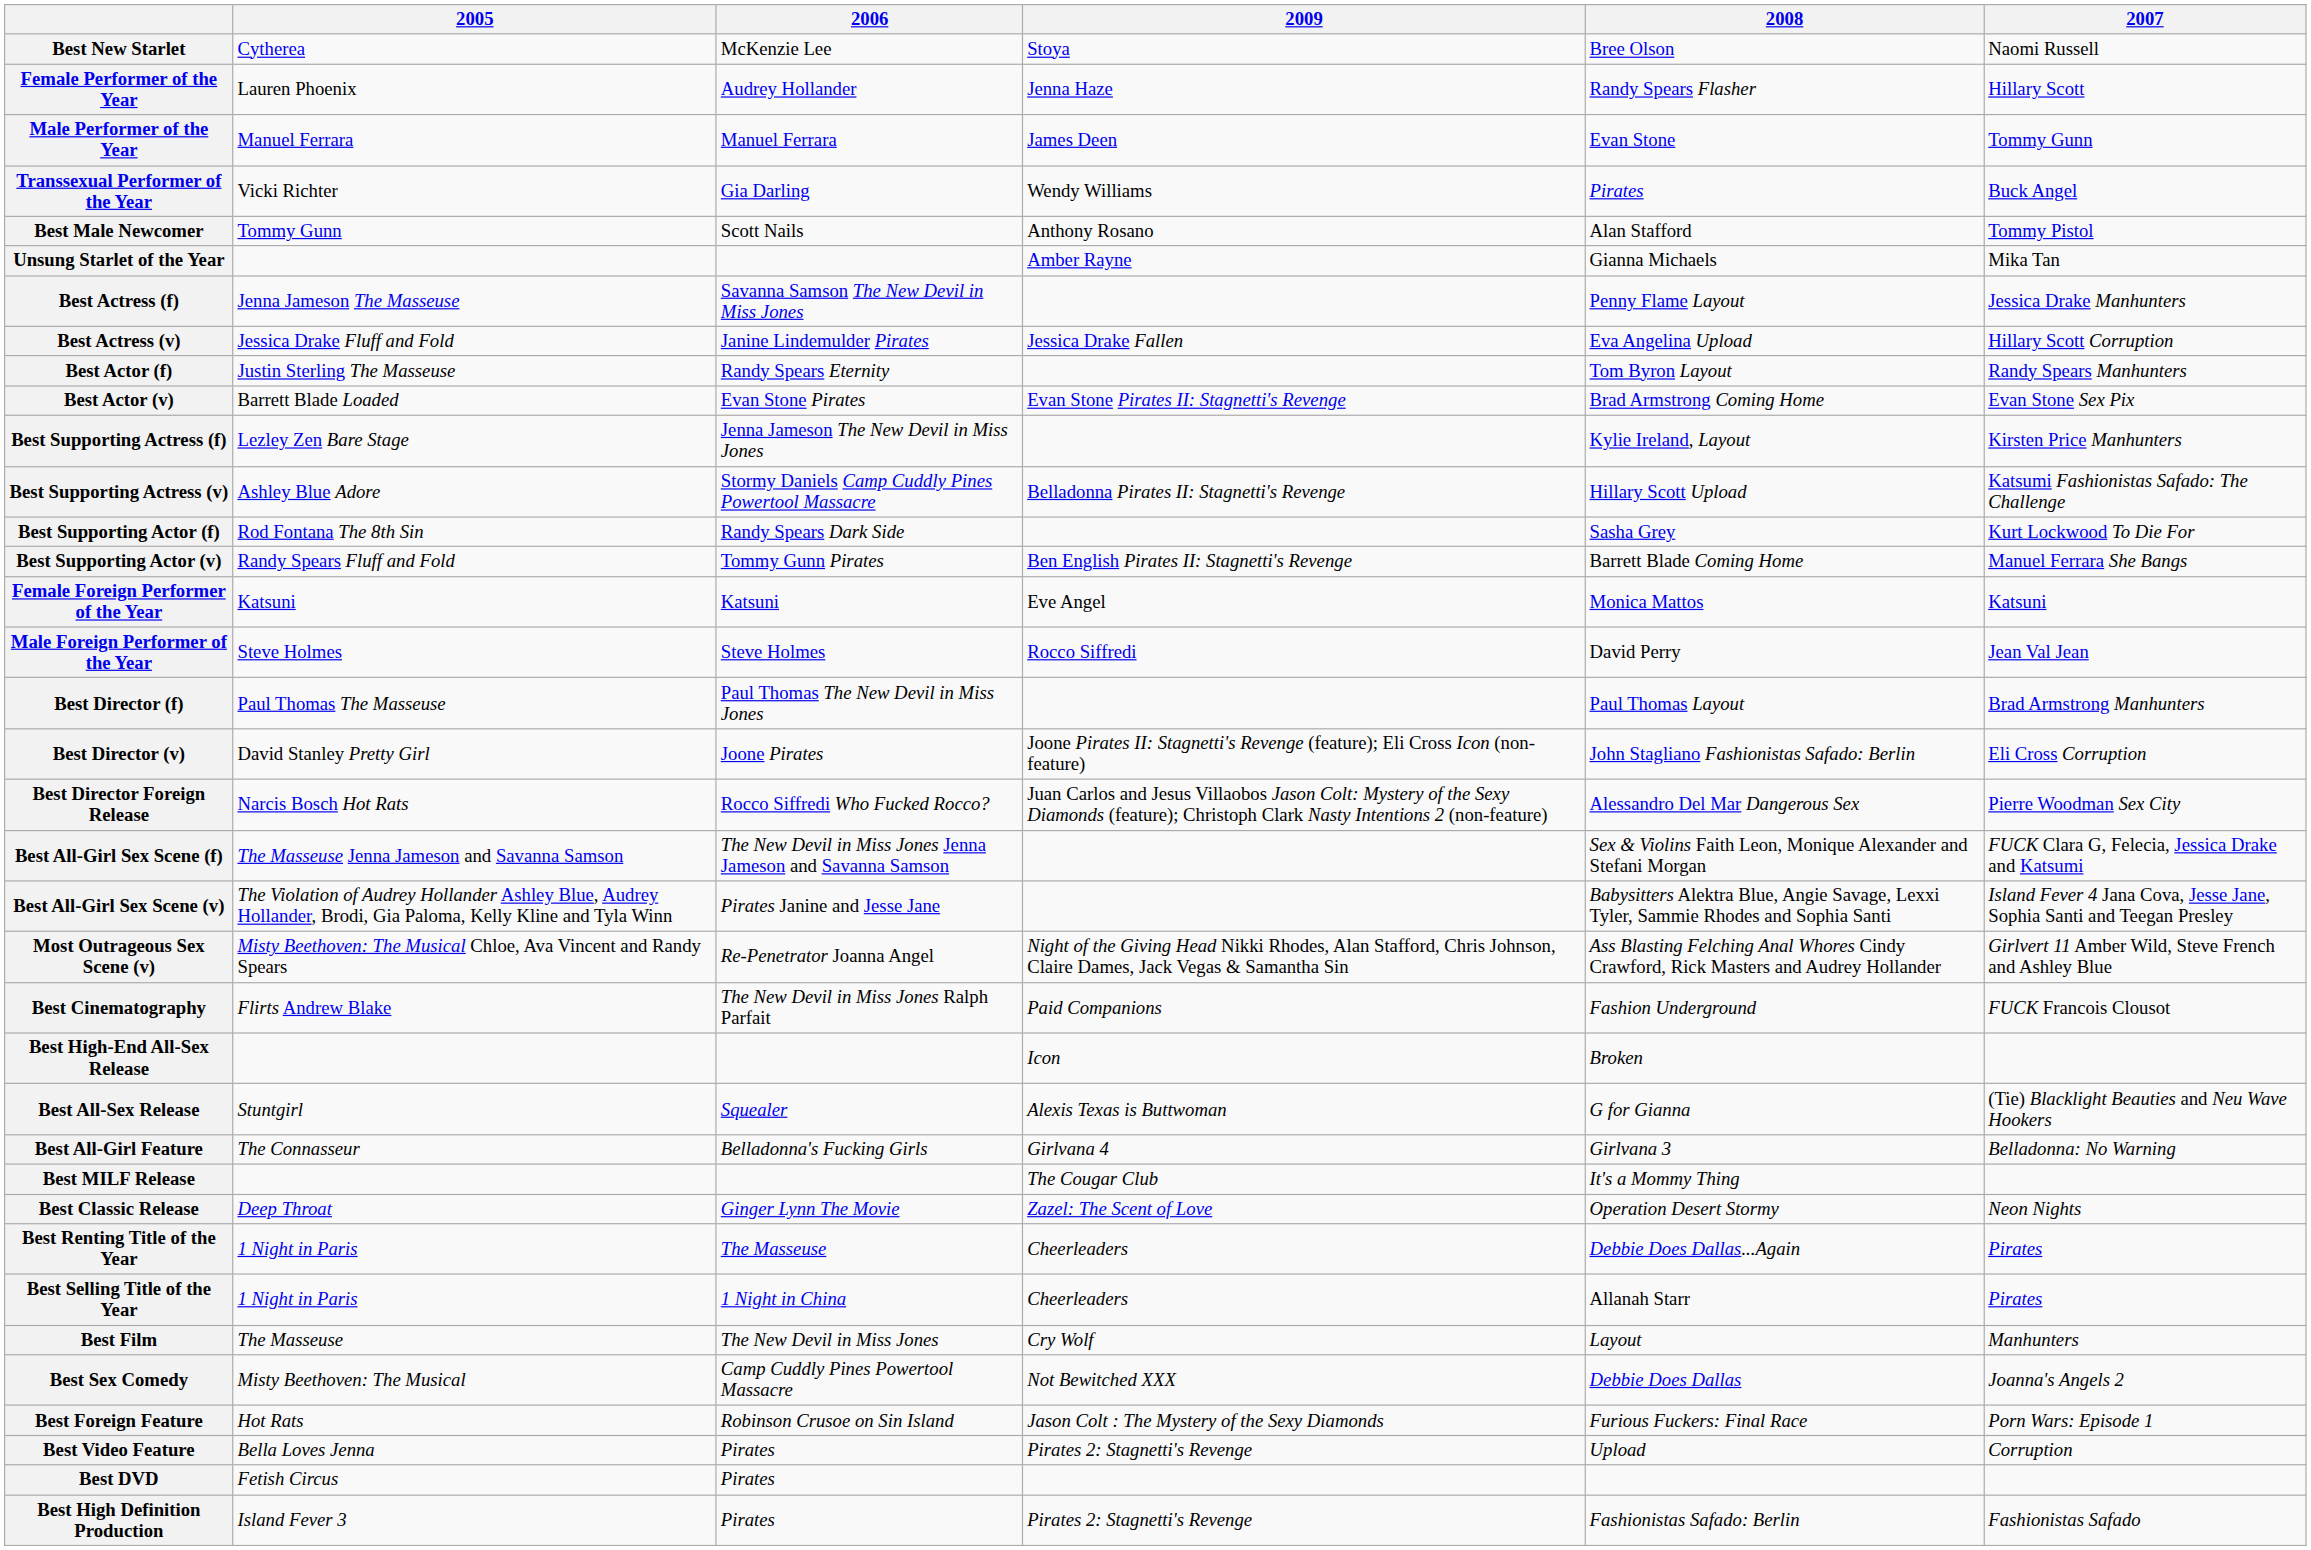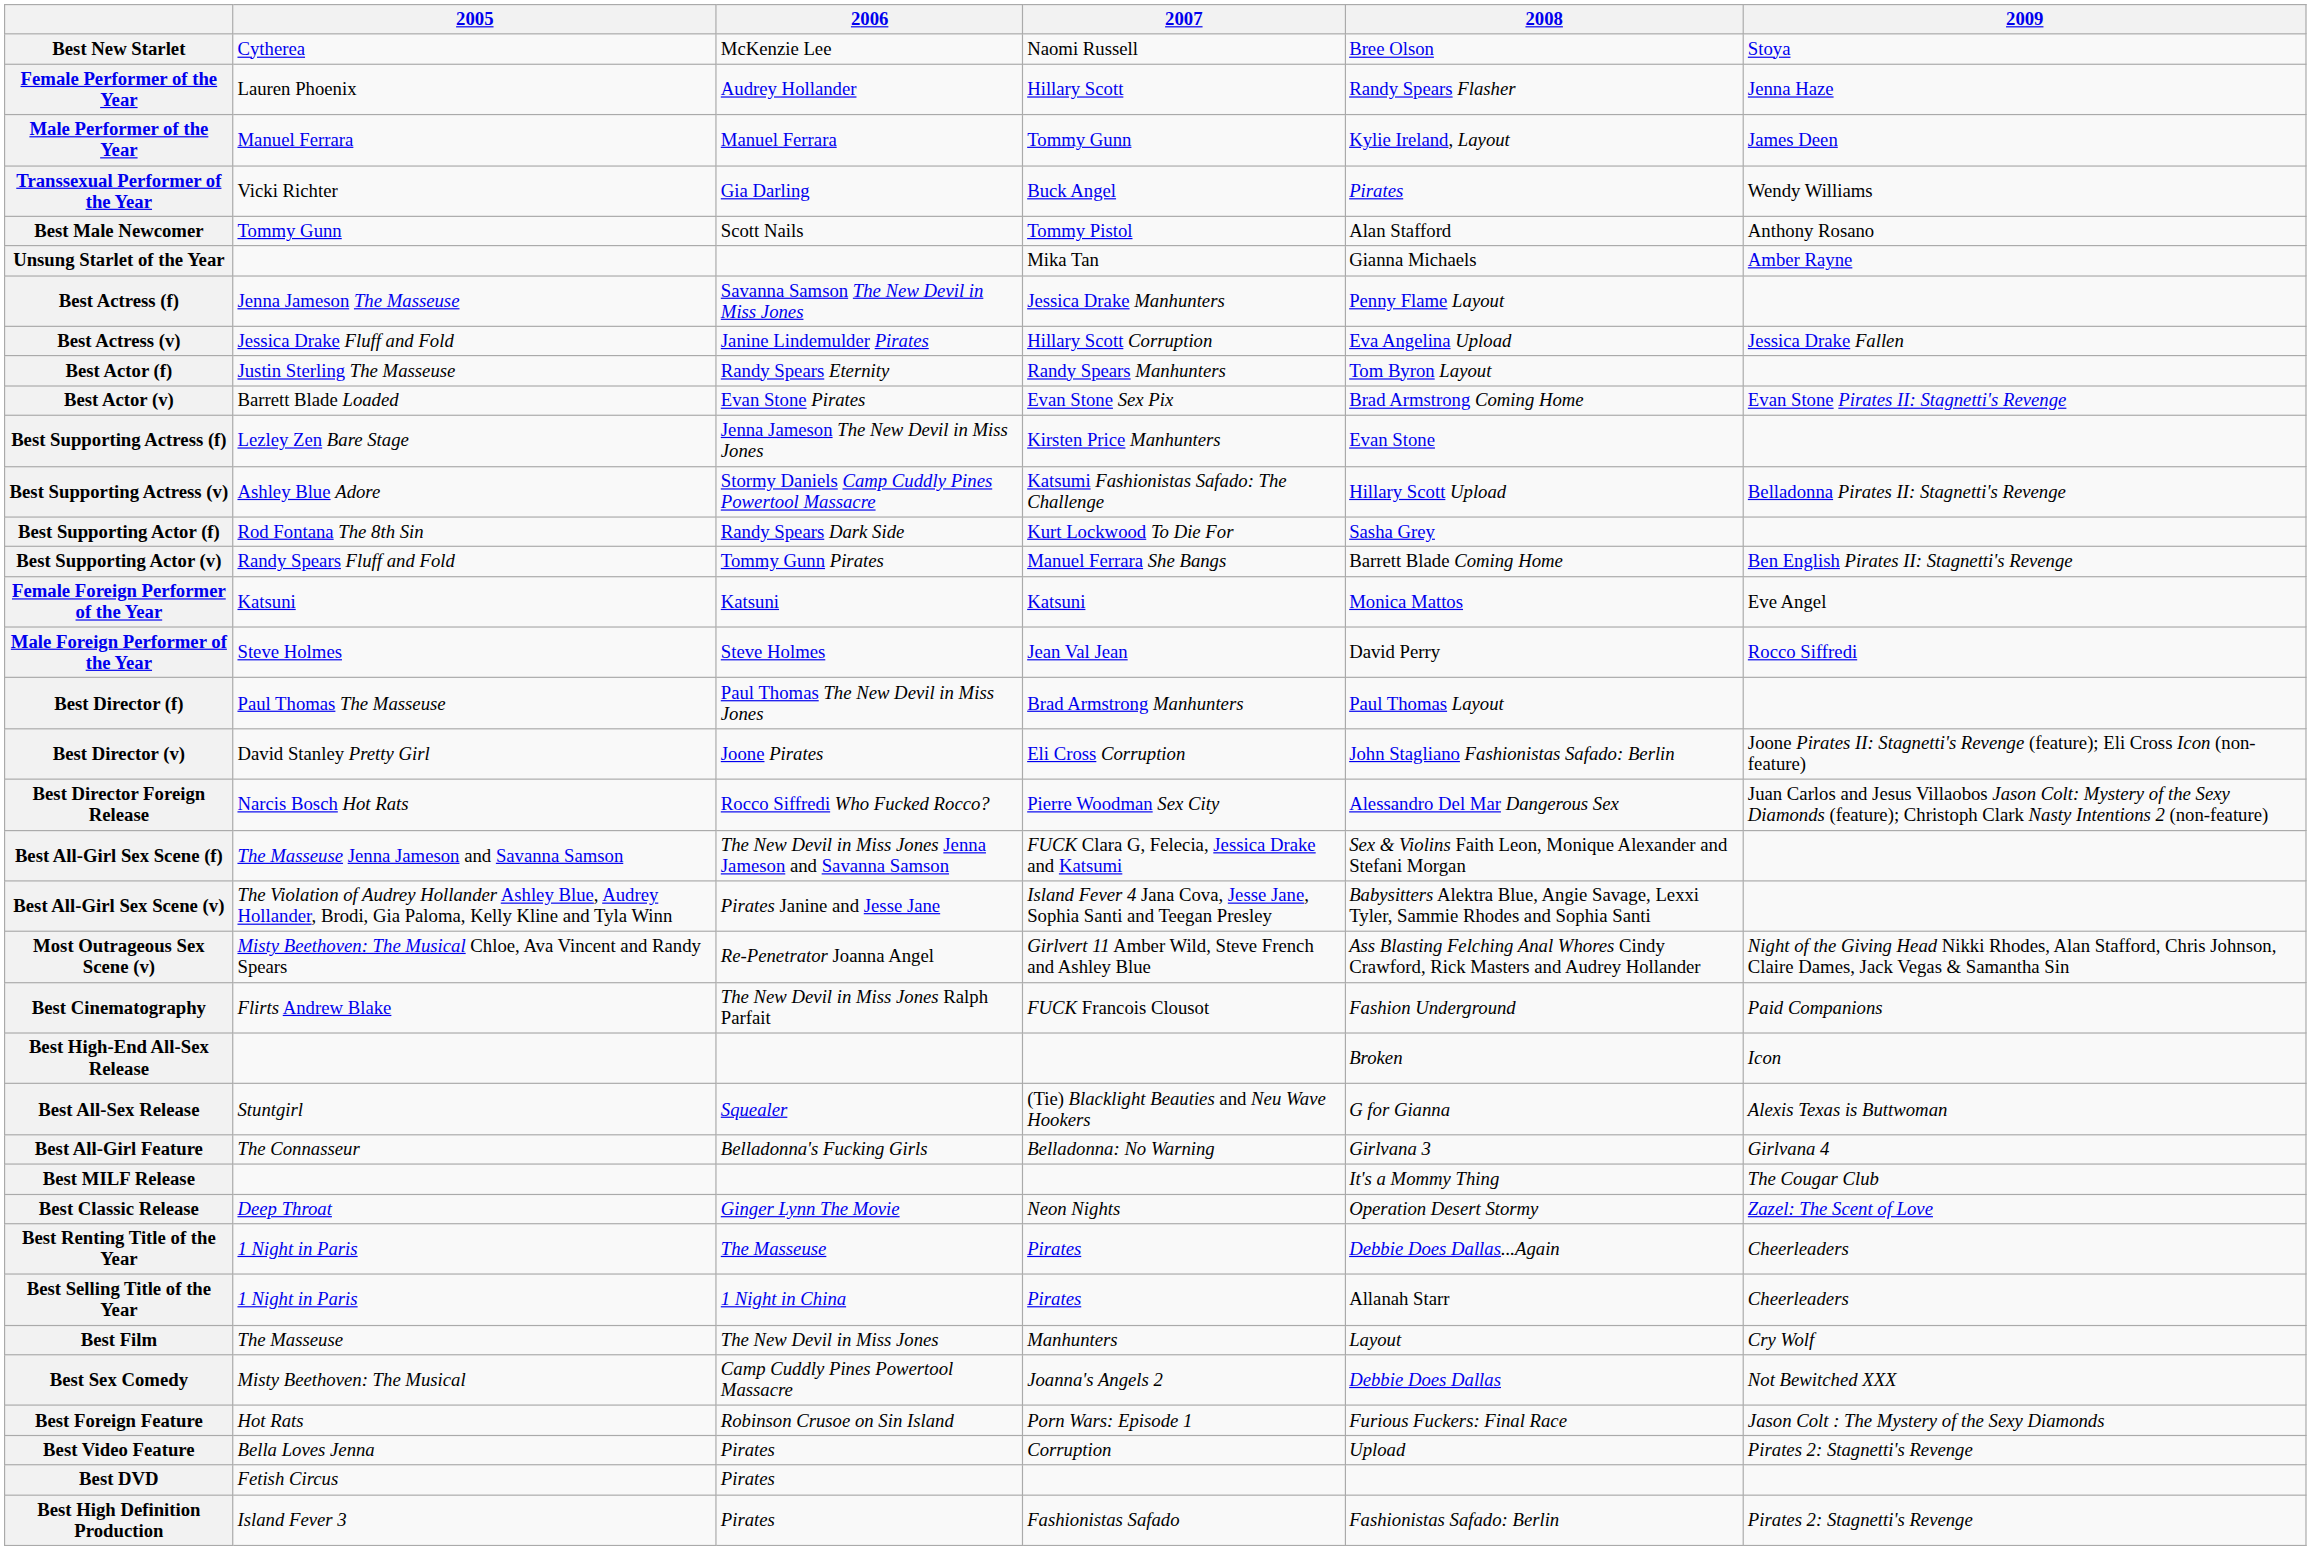columns swapped: (2145, 19) <-> (1304, 19)
(1632, 140) Evan Stone -> (1429, 140) Kylie Ireland, Layout
(1670, 440) Kylie Ireland, Layout -> (1392, 440) Evan Stone
